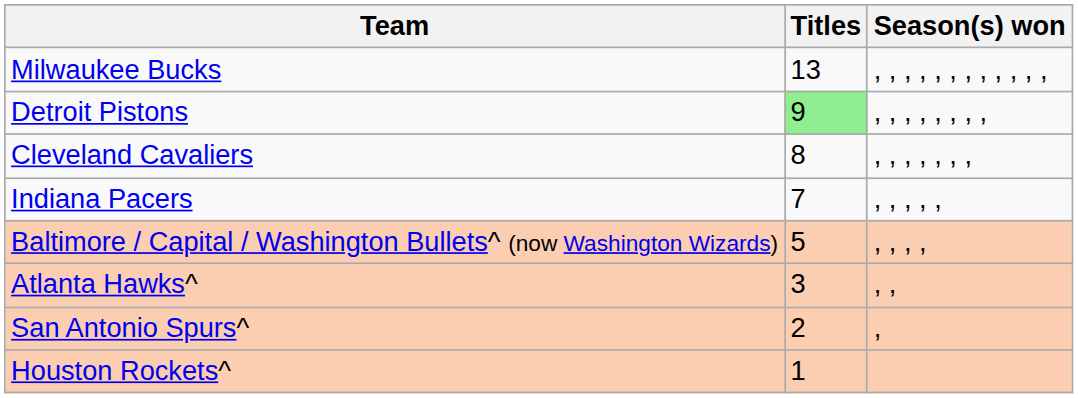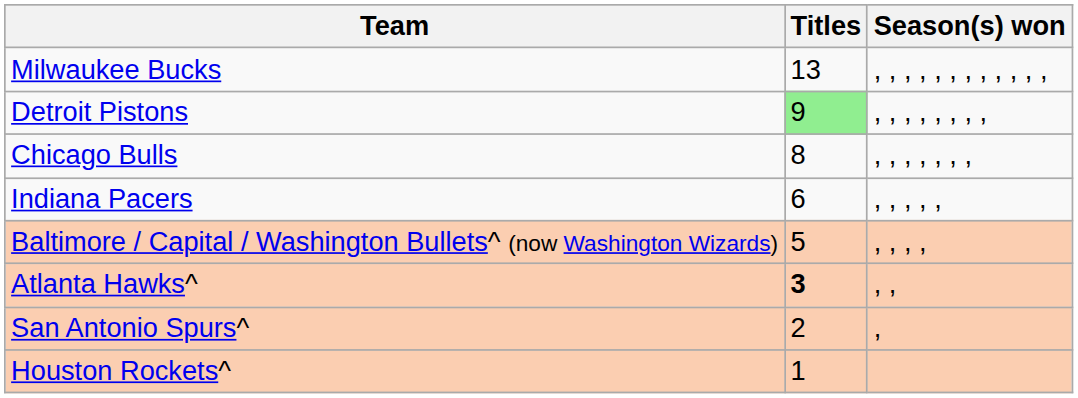+ row: (94, 155)
- row: (132, 155)
(798, 198) 7 -> (798, 198) 6
(798, 284) normal -> (798, 284) bold
